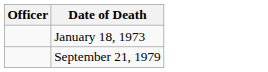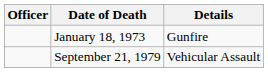+ column: (214, 15)
